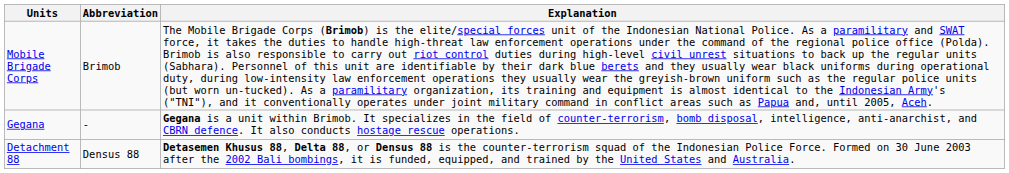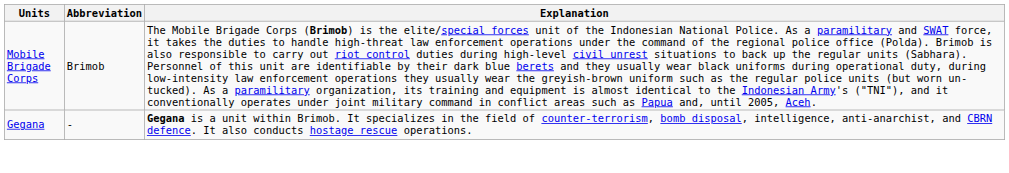- row: (38, 154)
